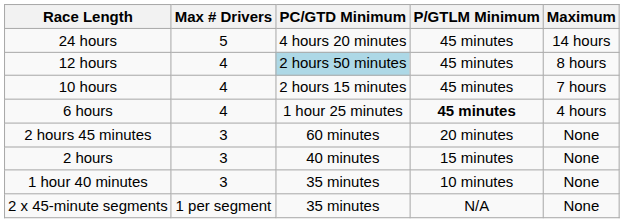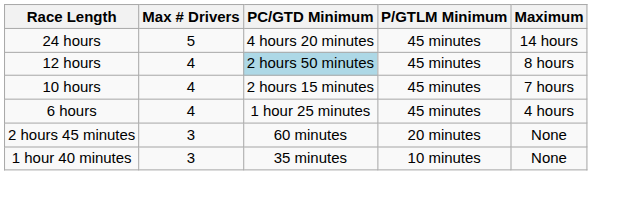(477, 111) bold -> (444, 111) normal
- row: (88, 159)
- row: (88, 206)
